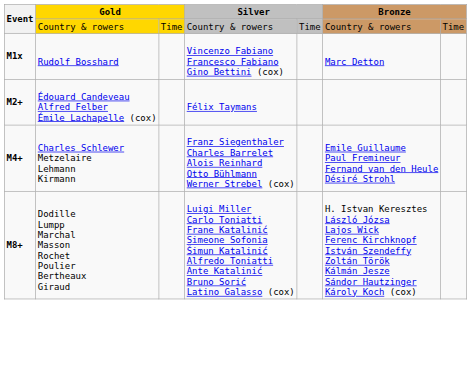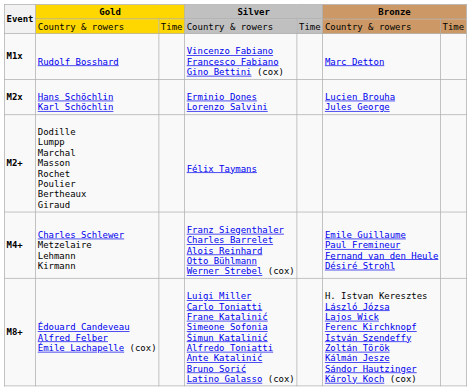+ row: (15, 97)
(97, 107) Édouard Candeveau Alfred Felber Émile Lachapelle (cox) -> (62, 168) Dodille Lumpp Marchal Masson Rochet Poulier Bertheaux Giraud
(62, 250) Dodille Lumpp Marchal Masson Rochet Poulier Bertheaux Giraud -> (97, 337) Édouard Candeveau Alfred Felber Émile Lachapelle (cox)
